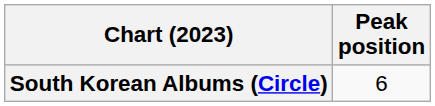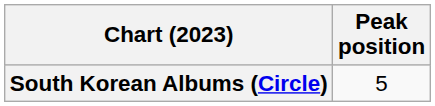(382, 82) 6 -> (382, 82) 5
